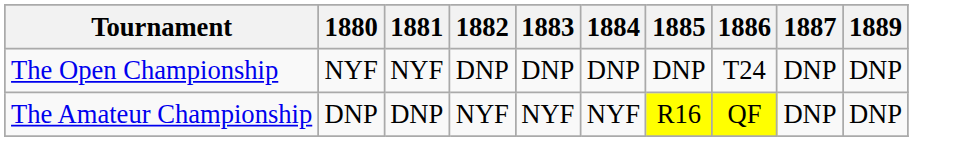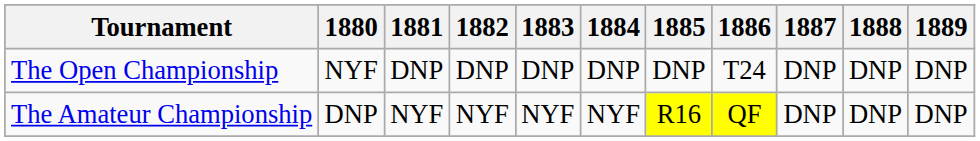+ column: (876, 26)
(417, 70) NYF -> (417, 70) DNP
(417, 114) DNP -> (417, 114) NYF
